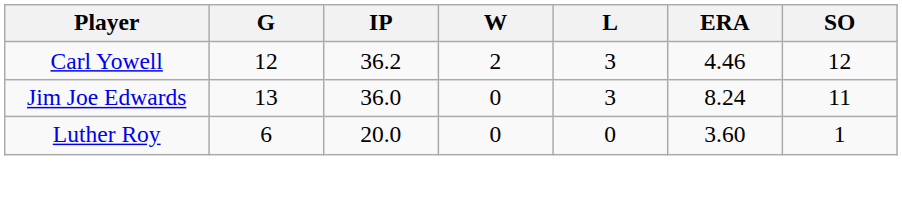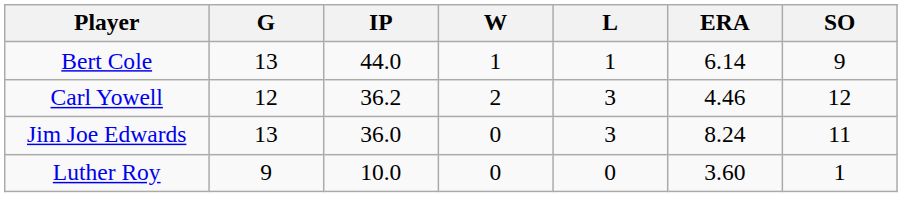+ row: (107, 60)
(266, 135) 6 -> (266, 172) 9
(381, 135) 20.0 -> (381, 172) 10.0
